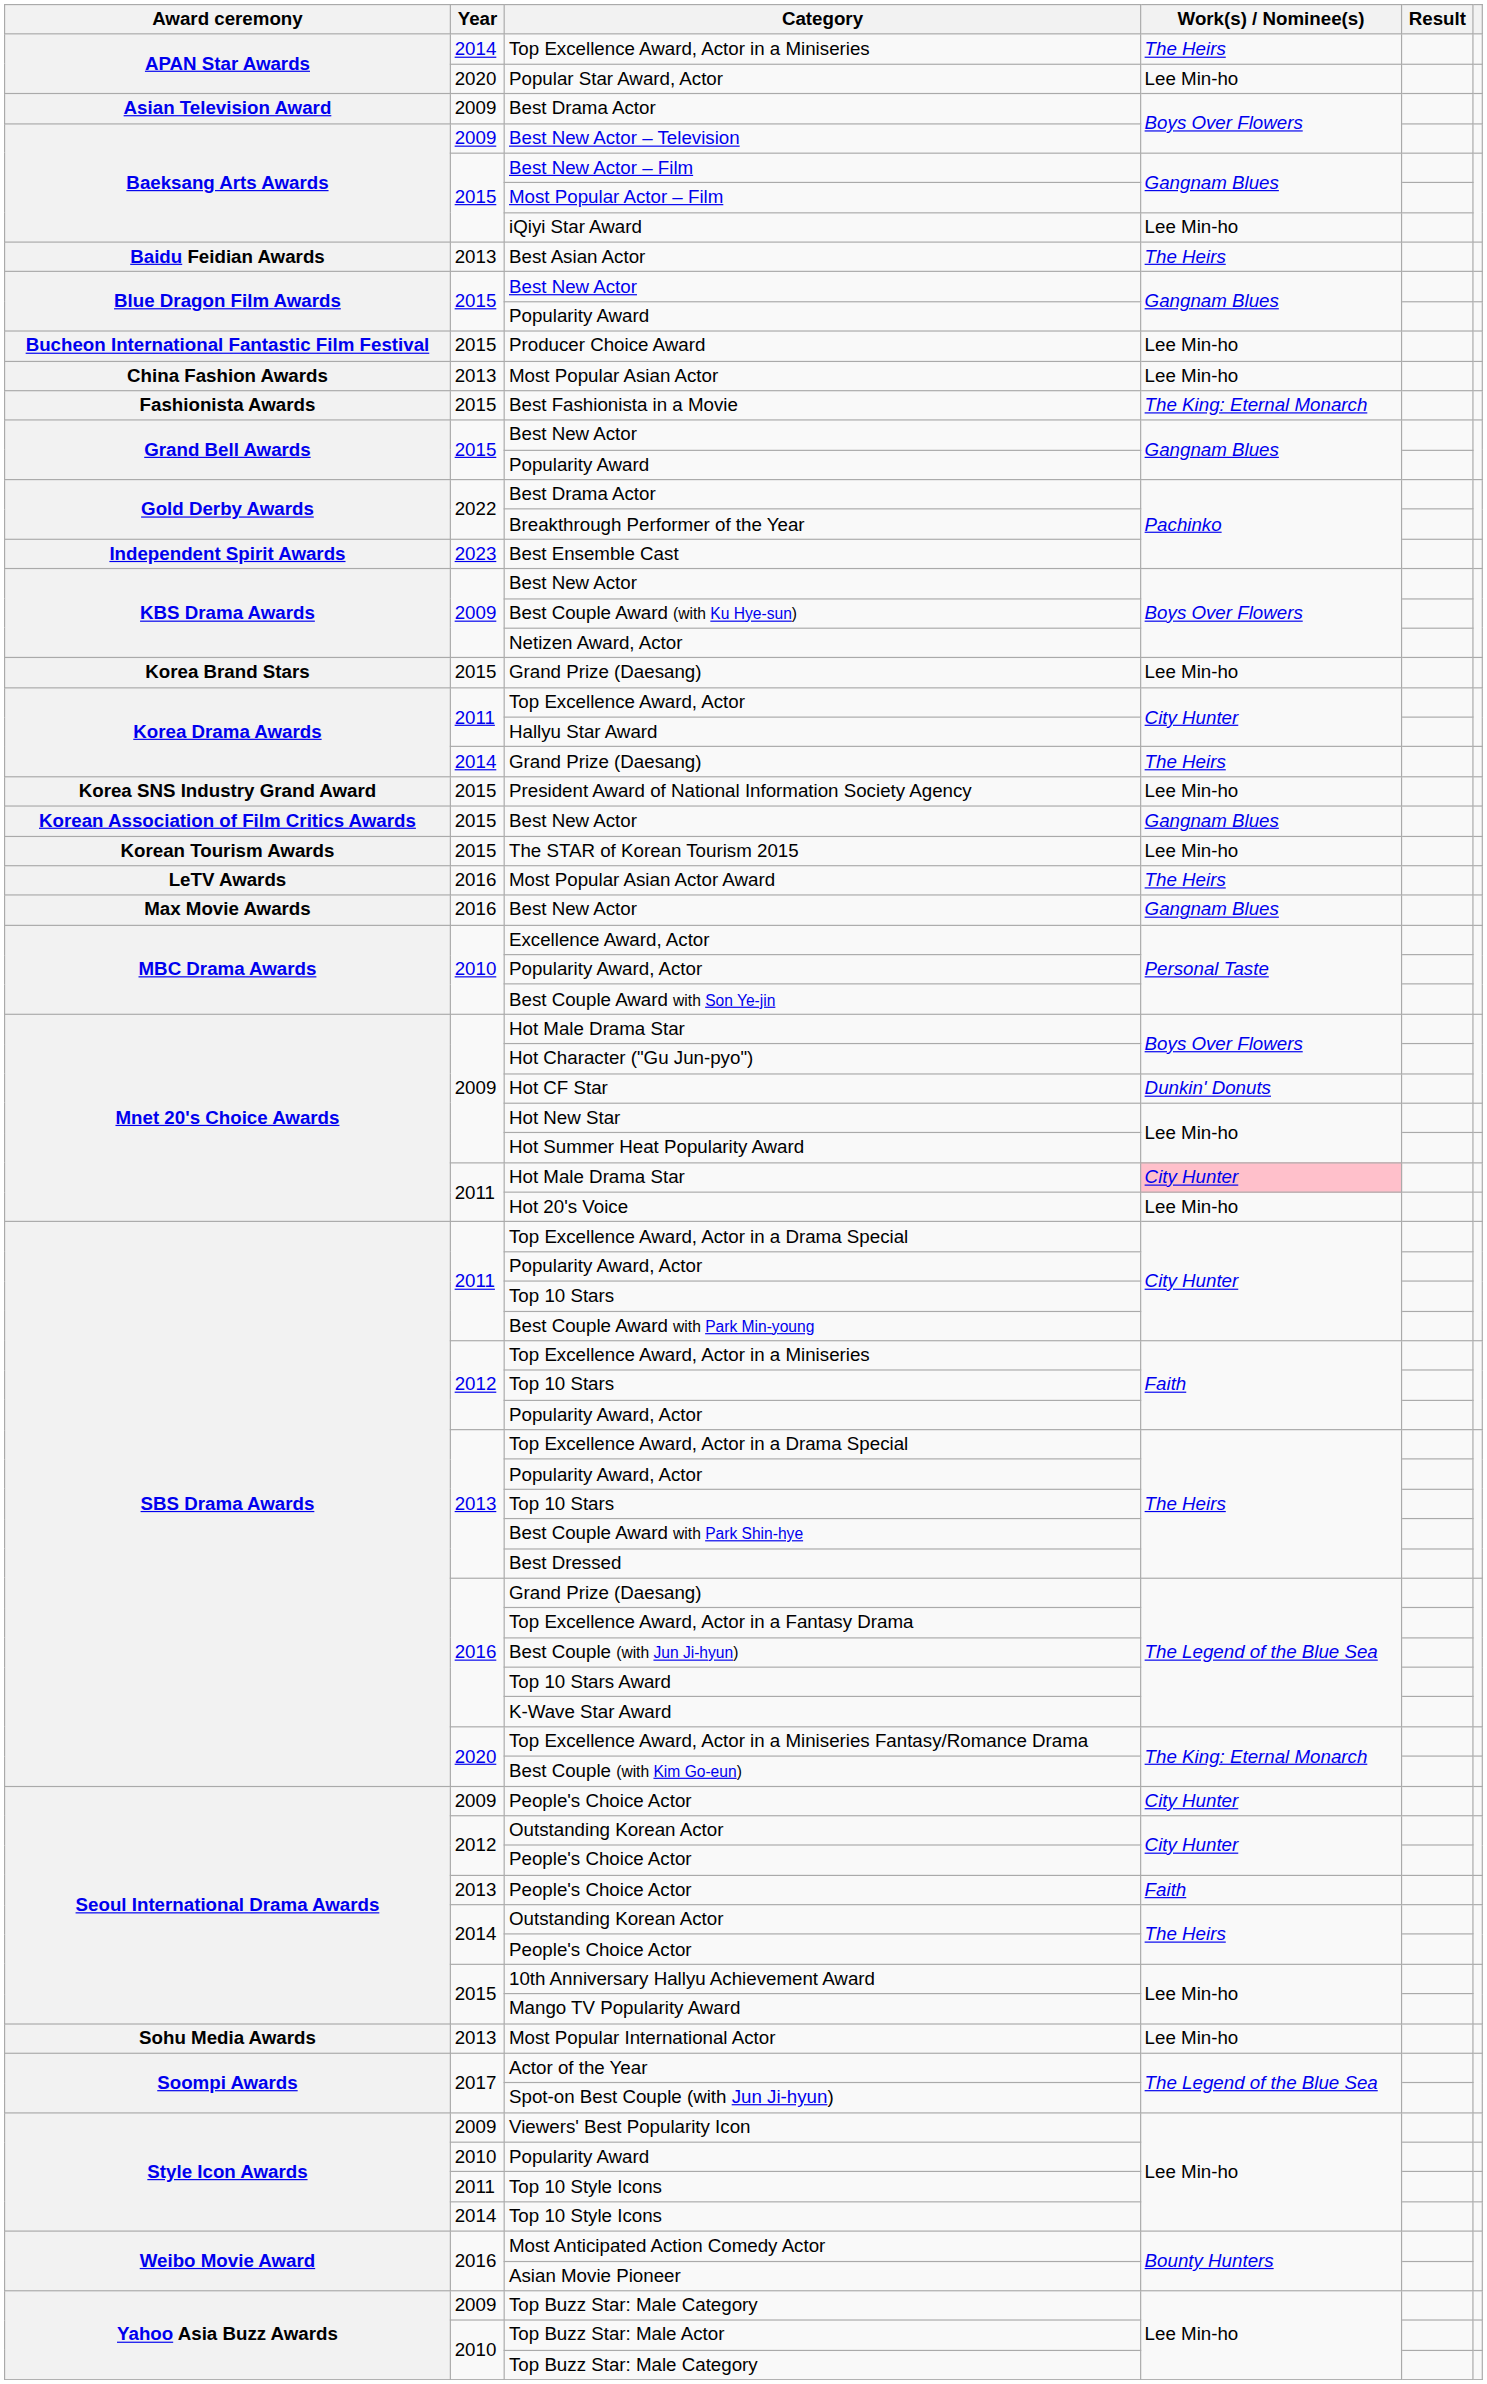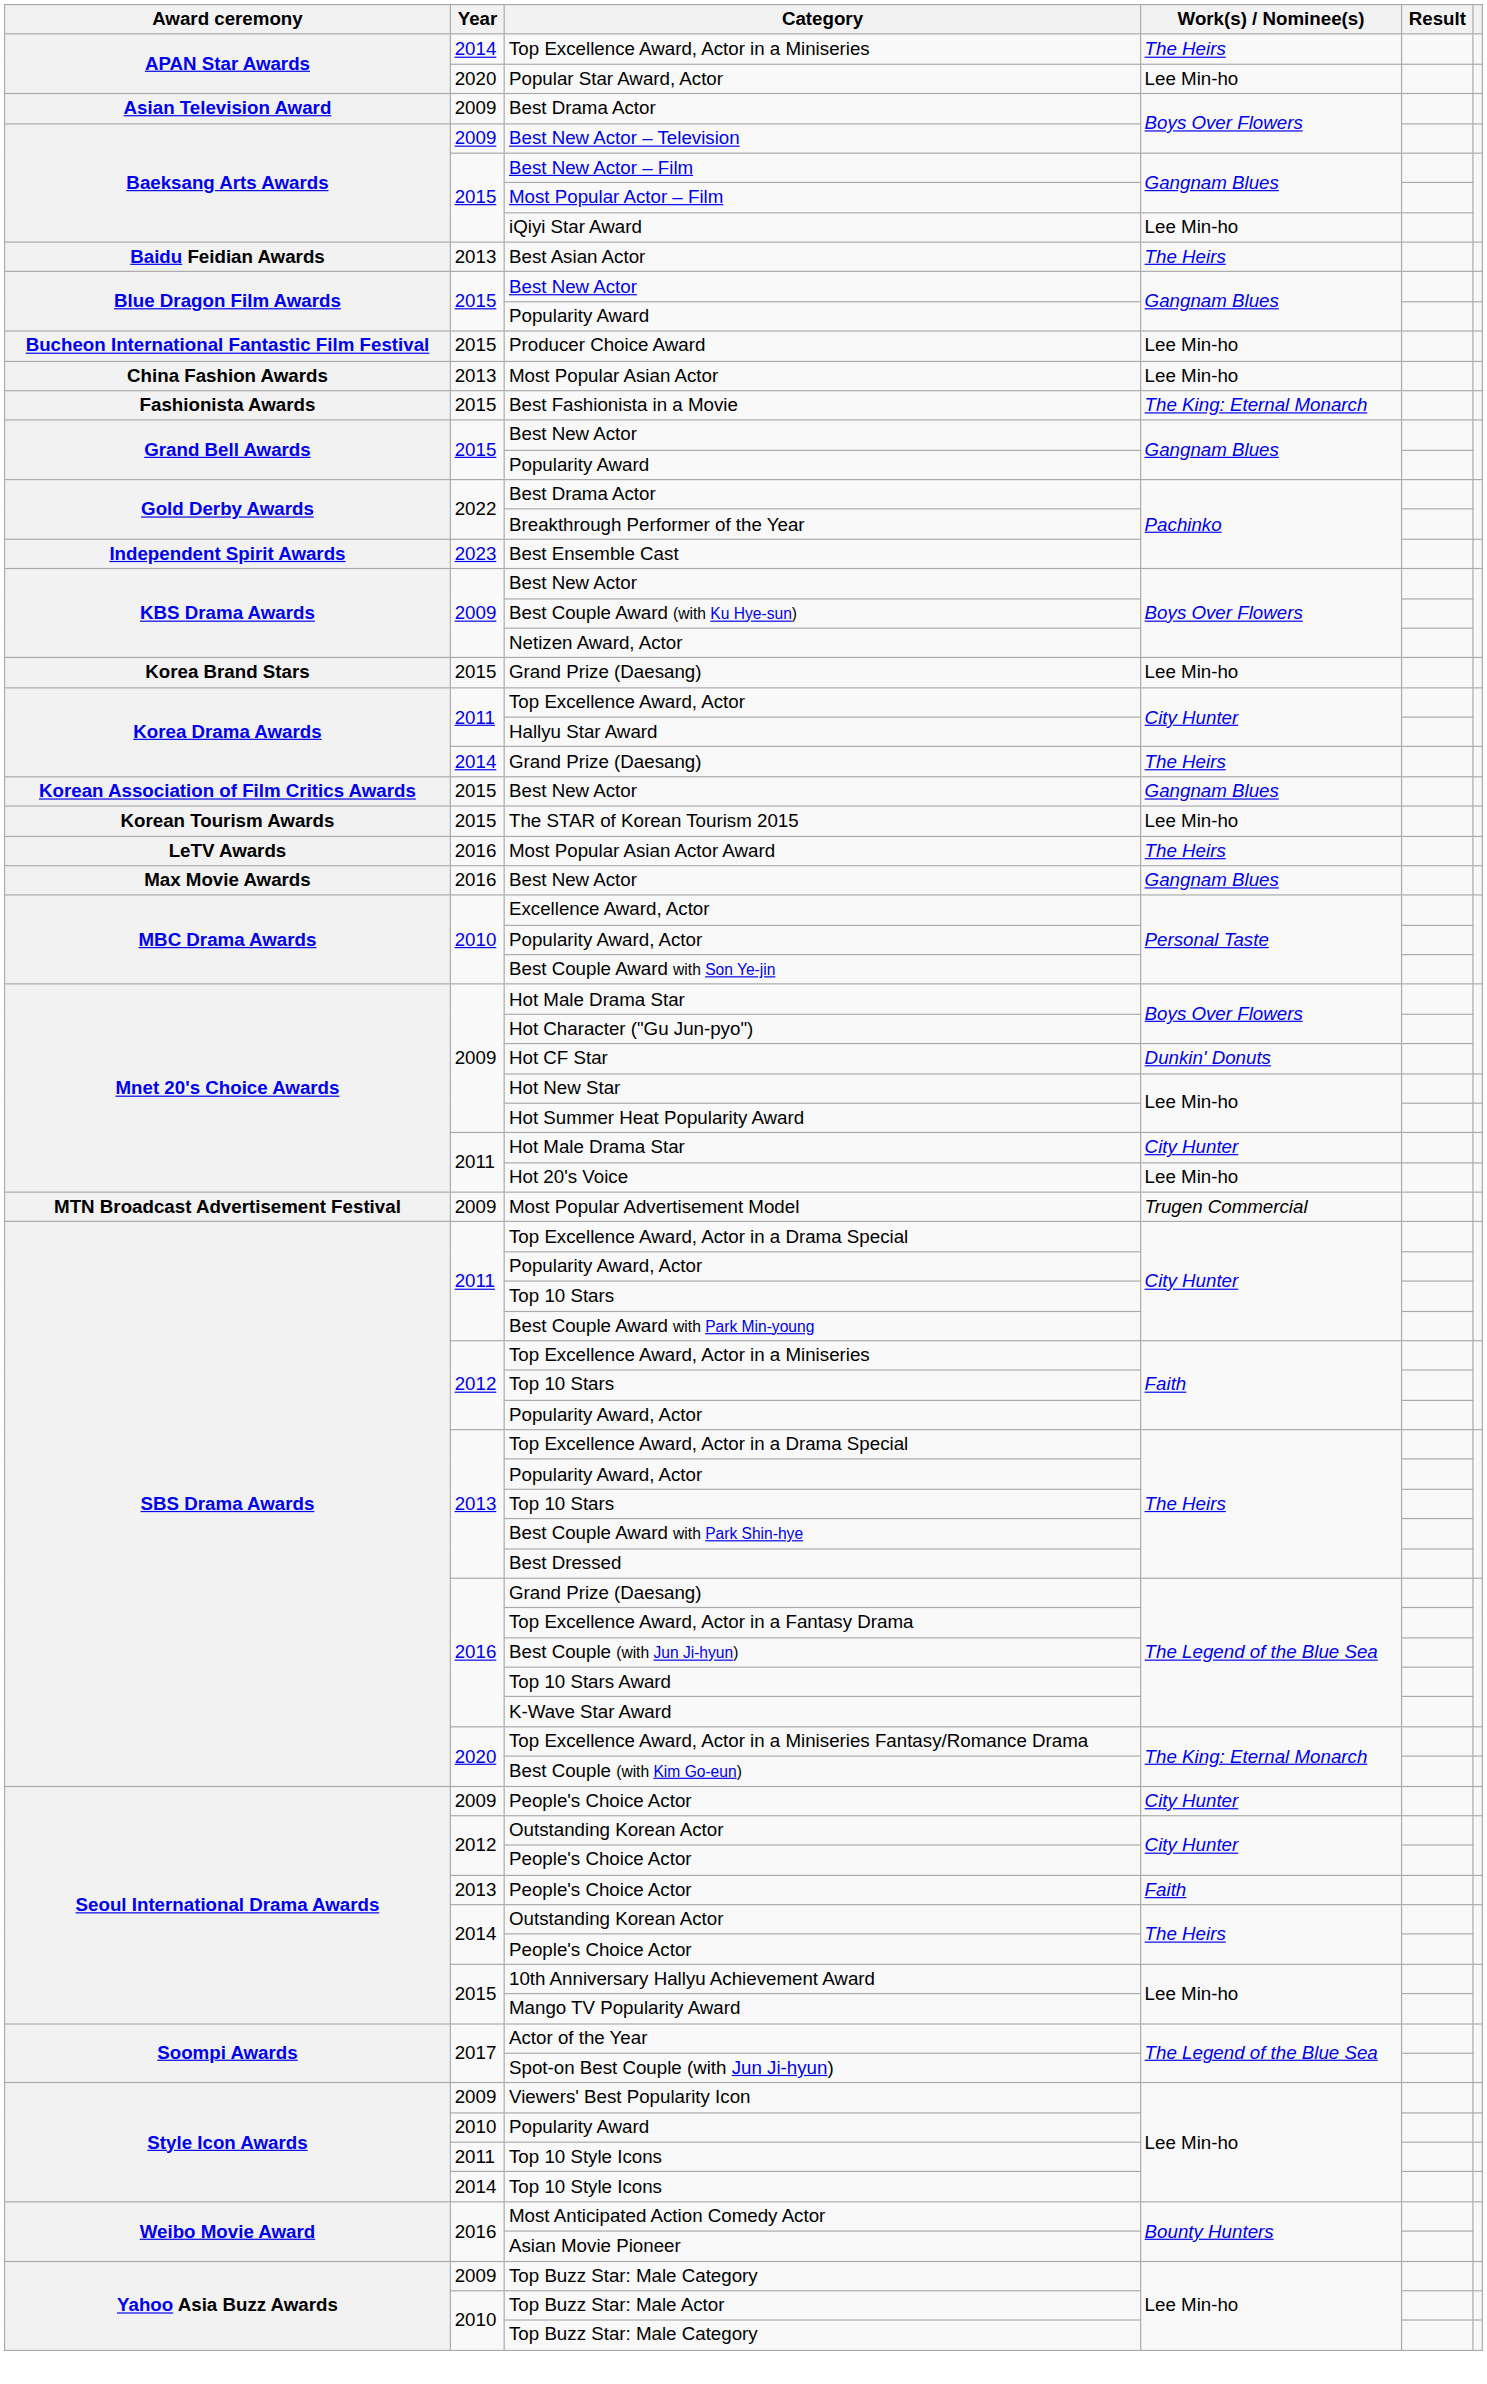- row: (475, 791)
(1191, 1177) pink background -> (1191, 1147) no background
+ row: (475, 1206)
- row: (475, 2038)
